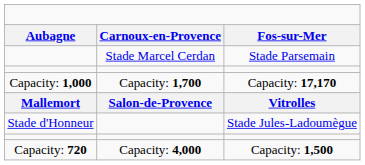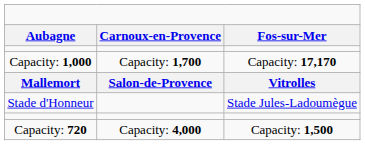- row: (50, 56)
